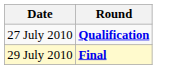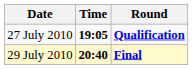+ column: (93, 14)
